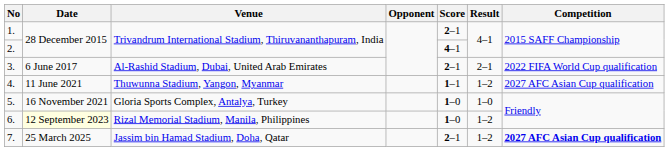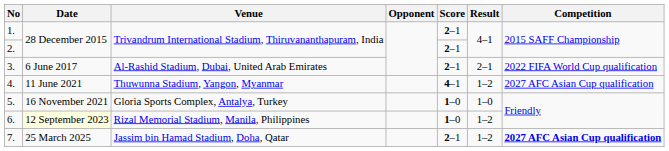(452, 48) 4–1 -> (452, 48) 2–1
(452, 83) 1–1 -> (452, 83) 4–1
